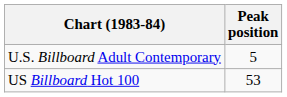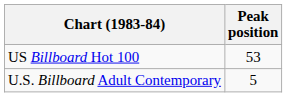rows swapped: (114, 56) <-> (74, 80)
